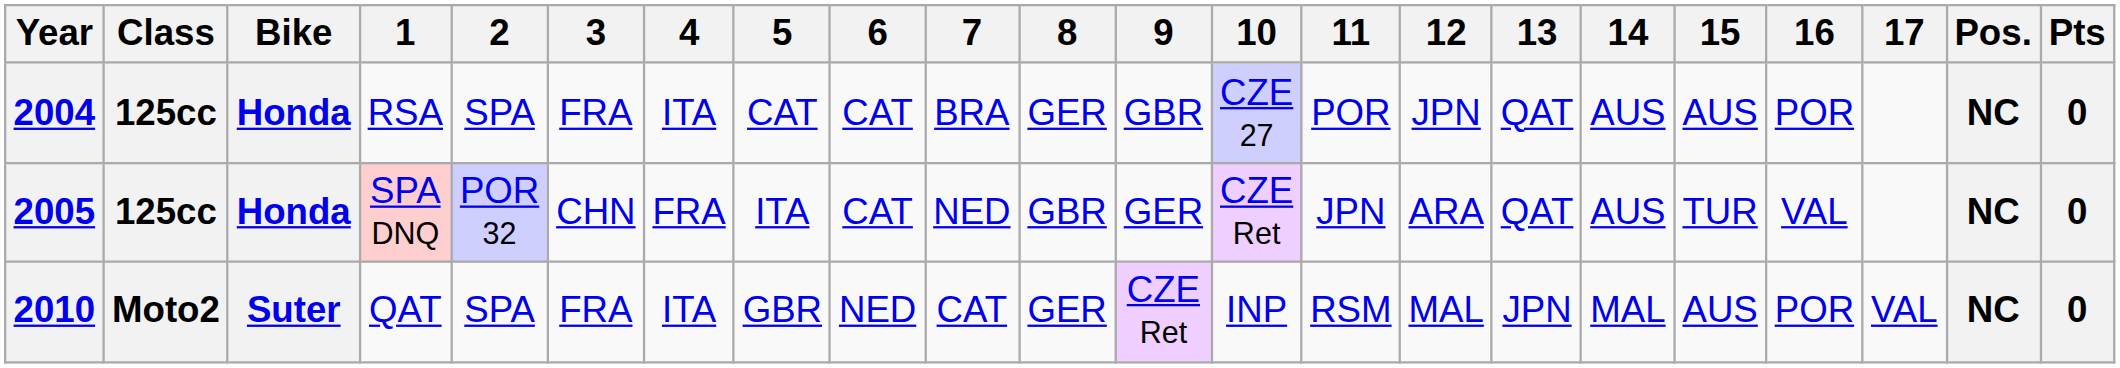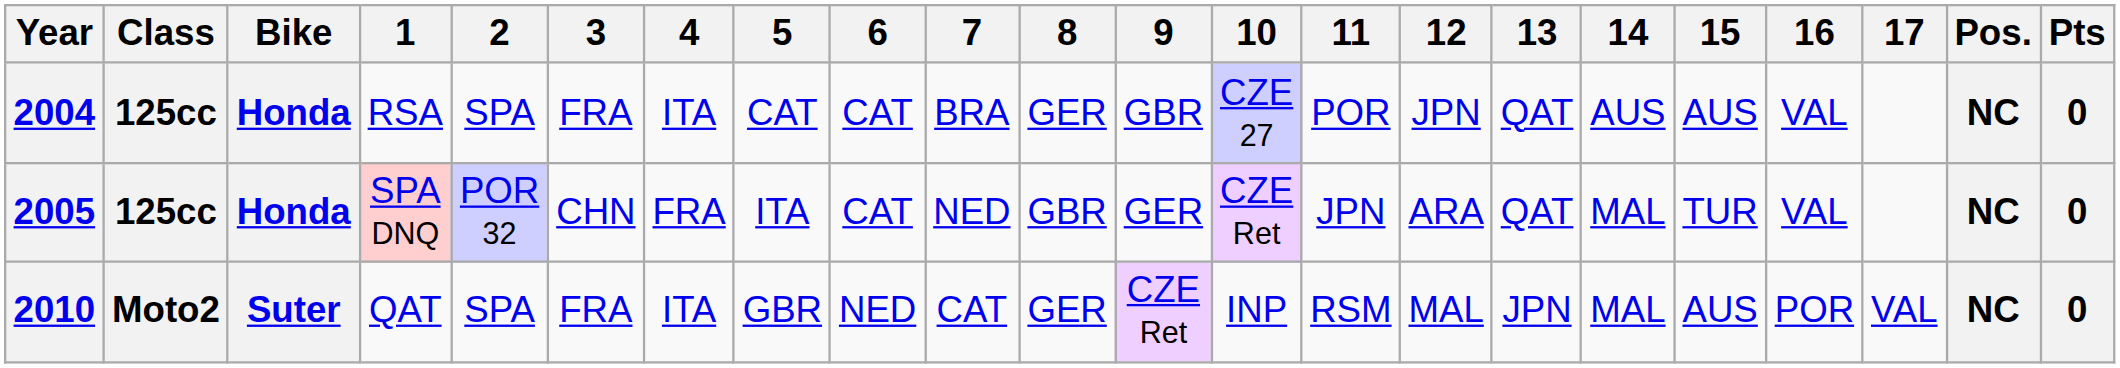(1814, 112) POR -> (1814, 112) VAL
(1628, 211) AUS -> (1628, 211) MAL
